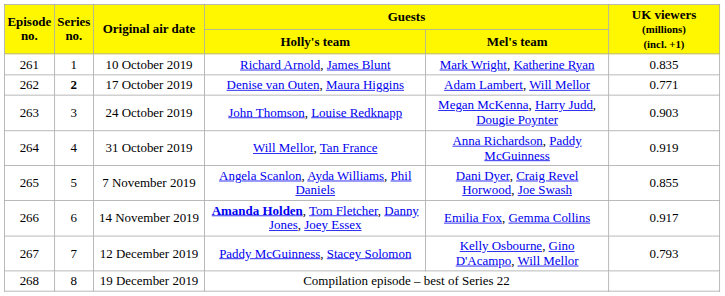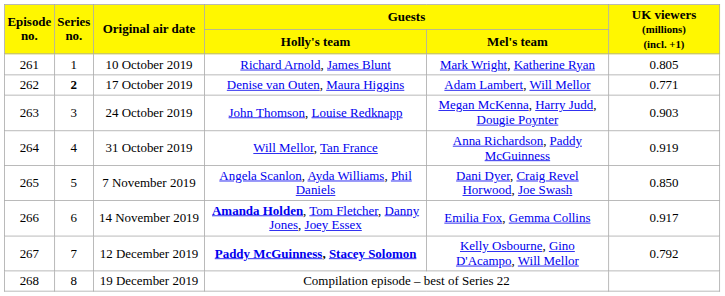(664, 64) 0.835 -> (664, 64) 0.805
(664, 183) 0.855 -> (664, 183) 0.850
(315, 253) normal -> (316, 253) bold
(664, 253) 0.793 -> (664, 253) 0.792
